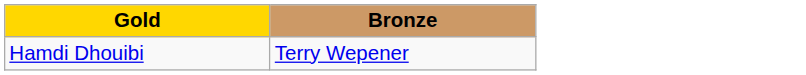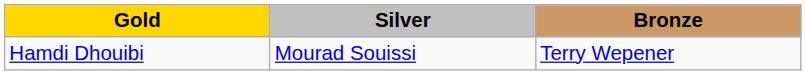+ column: (403, 20)
